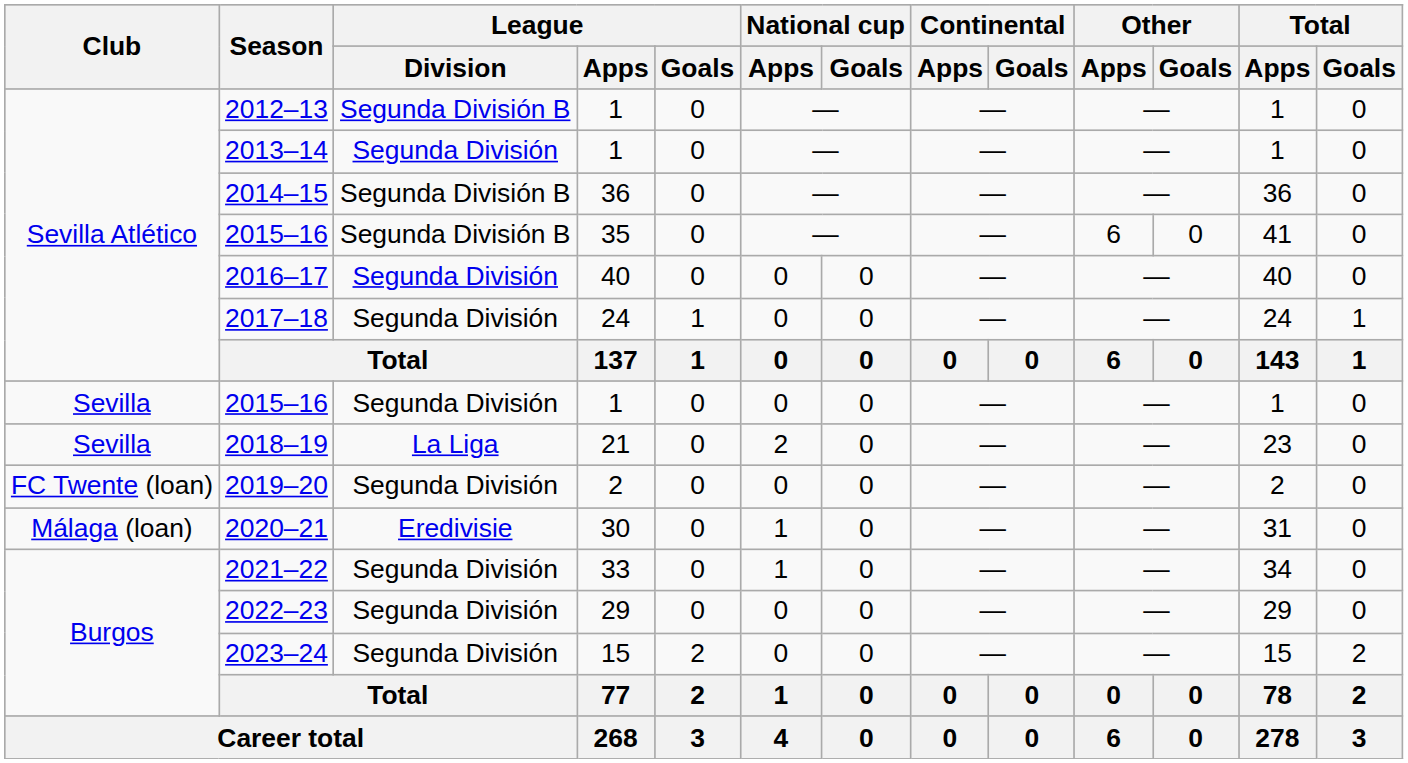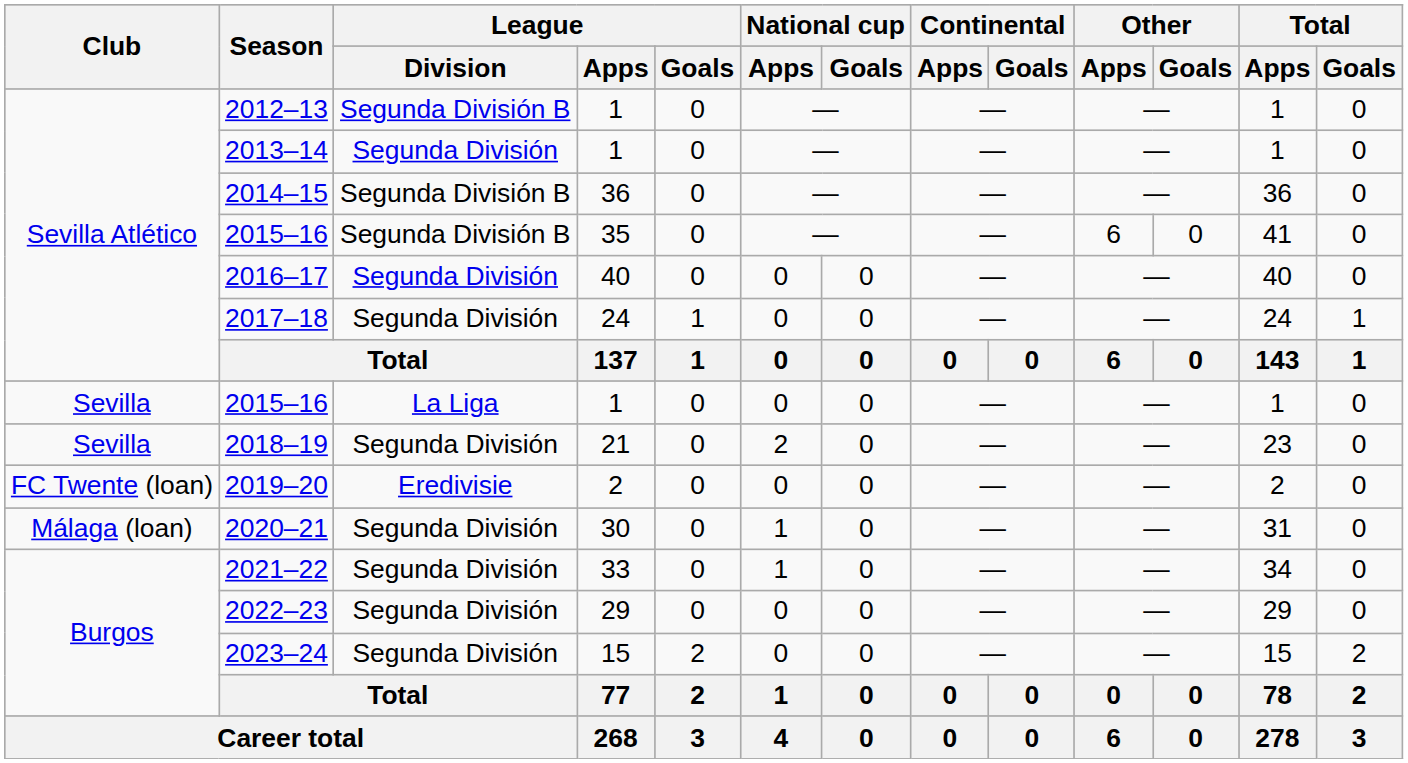(455, 402) Segunda División -> (455, 402) La Liga
(455, 444) La Liga -> (455, 444) Segunda División
(455, 485) Segunda División -> (455, 485) Eredivisie
(455, 527) Eredivisie -> (455, 527) Segunda División
